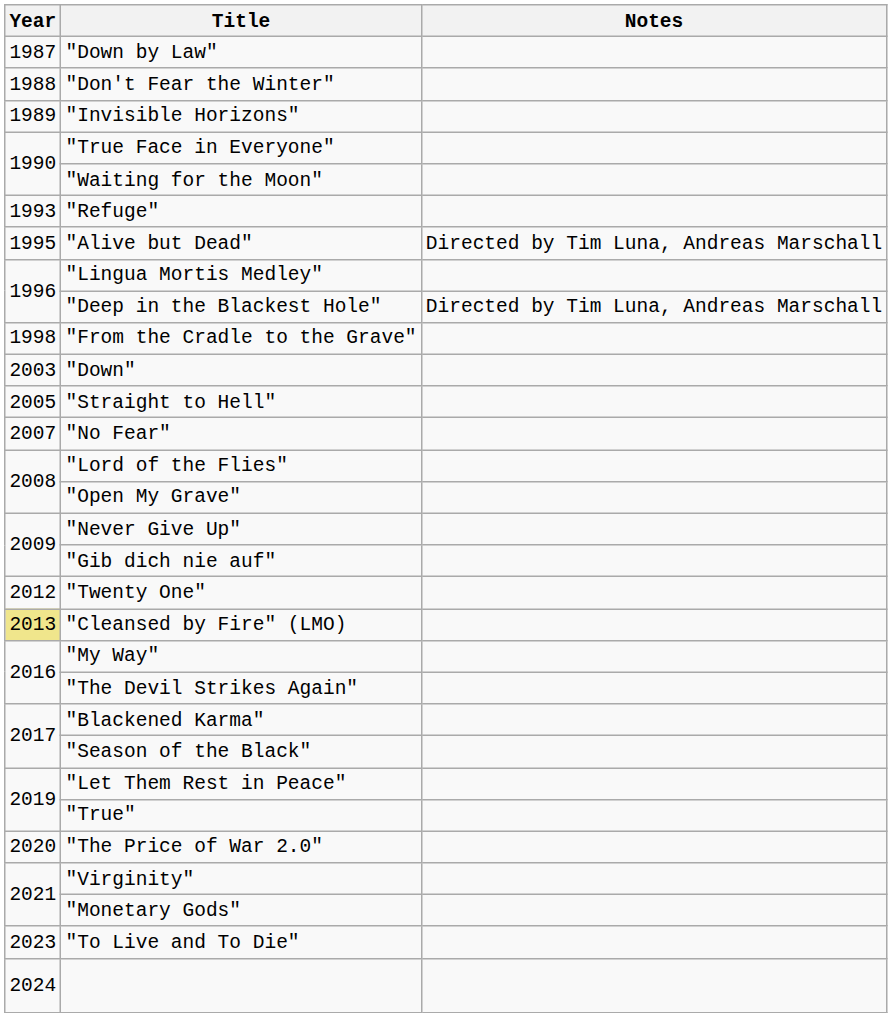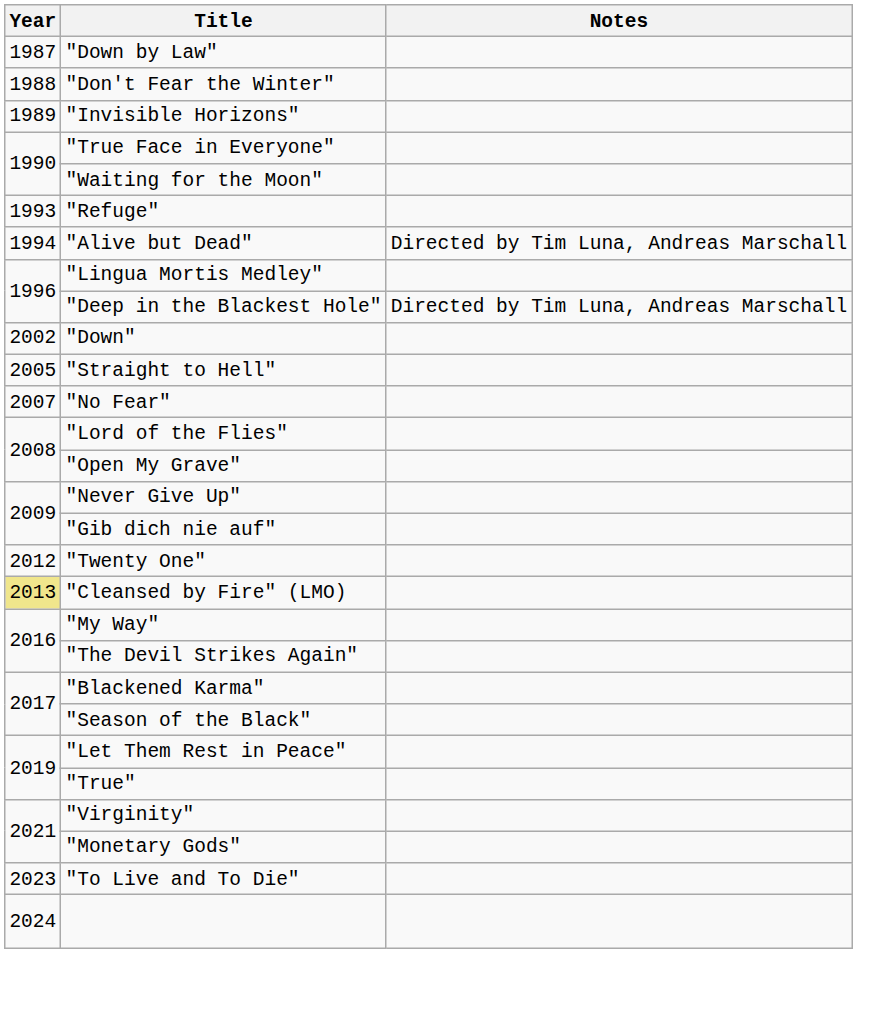(33, 243) 1995 -> (33, 243) 1994
- row: (241, 338)
(33, 370) 2003 -> (33, 338) 2002
- row: (194, 847)
